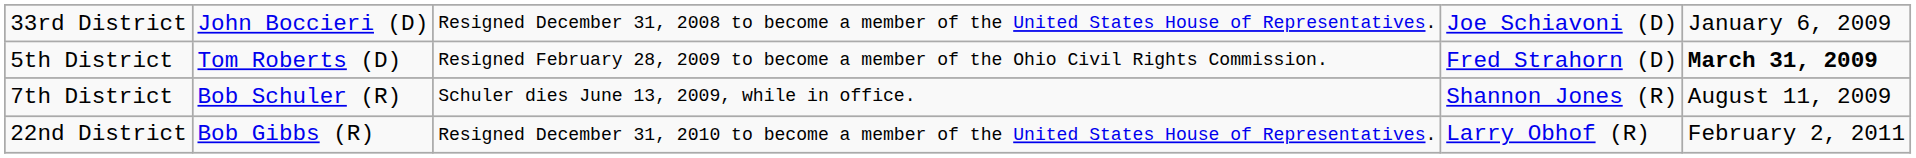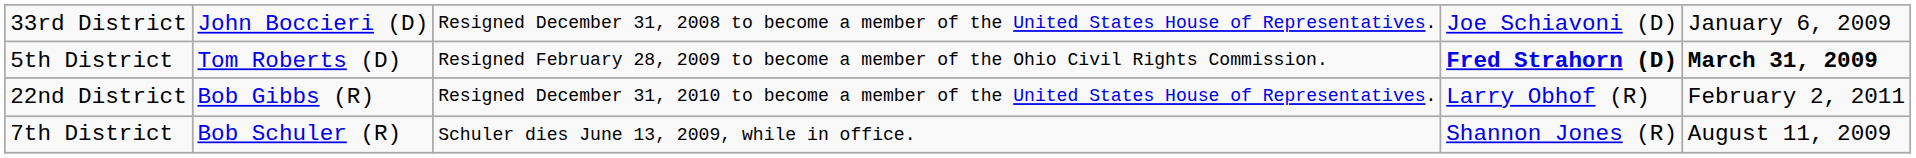(1562, 60) normal -> (1562, 60) bold
rows swapped: (92, 97) <-> (98, 134)
